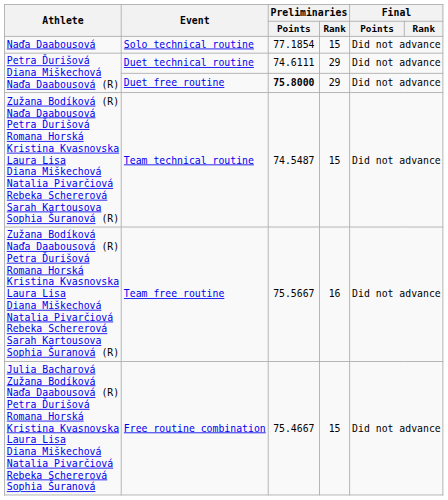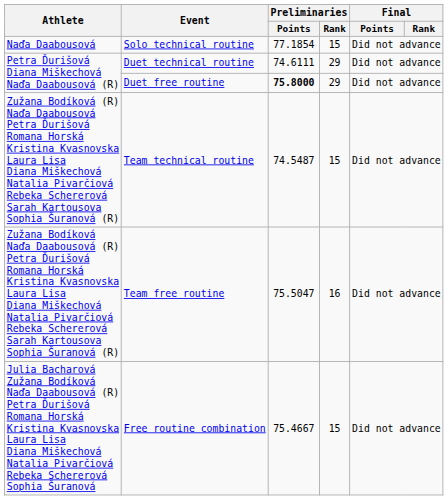(294, 294) 75.5667 -> (294, 294) 75.5047
